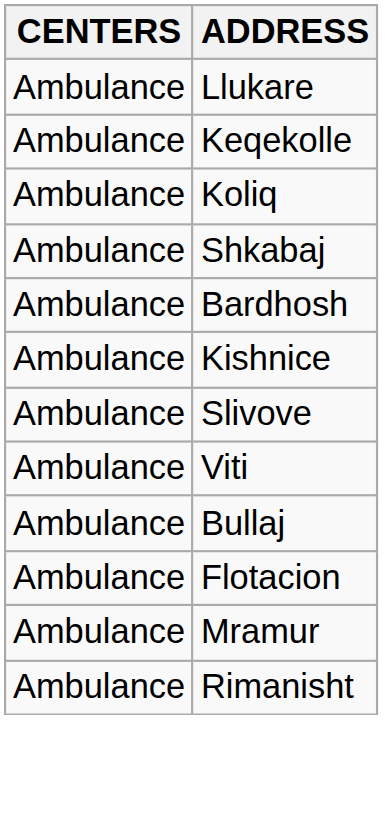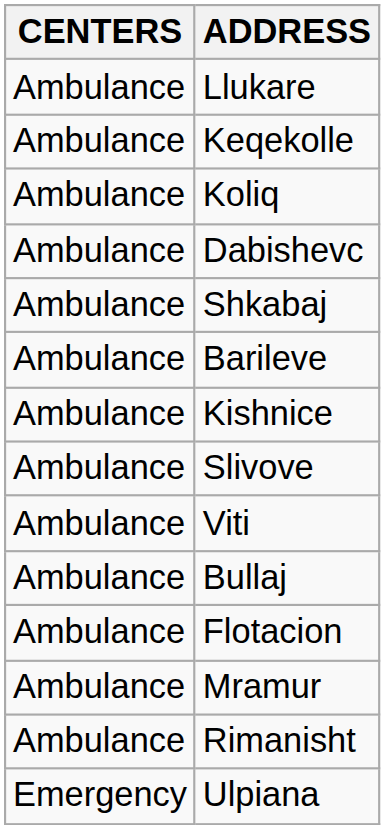+ row: (283, 250)
+ row: (265, 359)
- row: (275, 304)
+ row: (261, 795)
